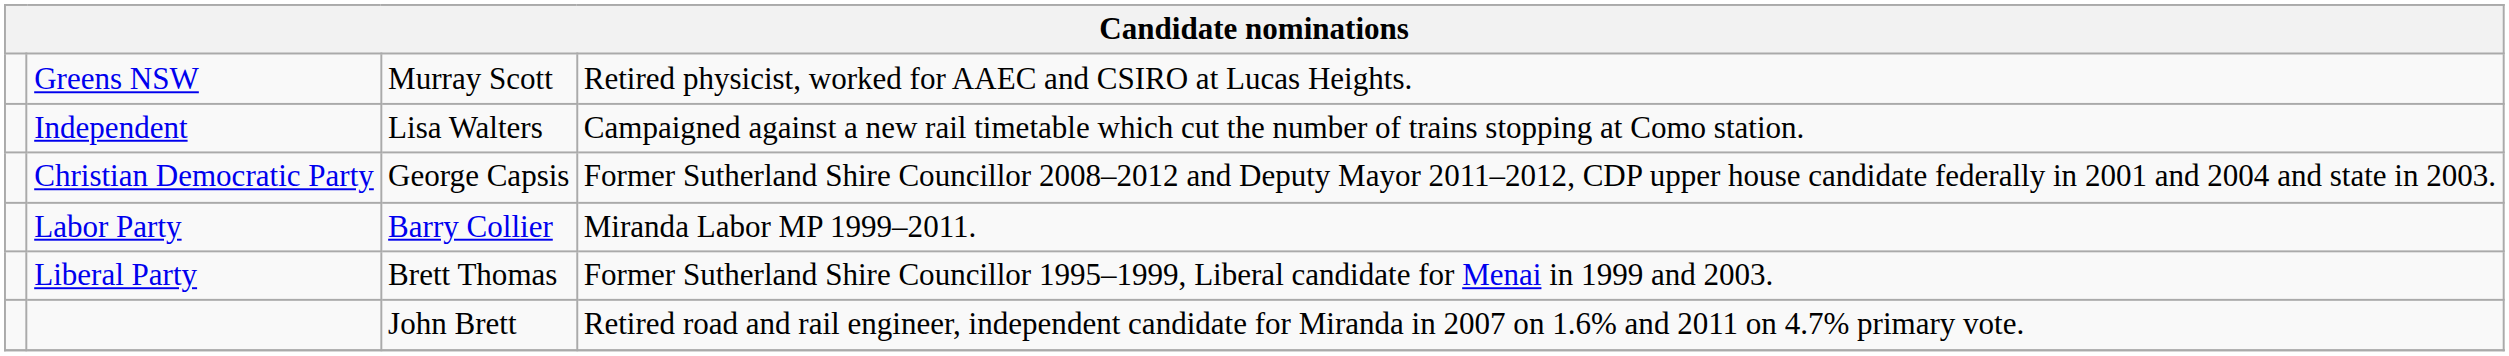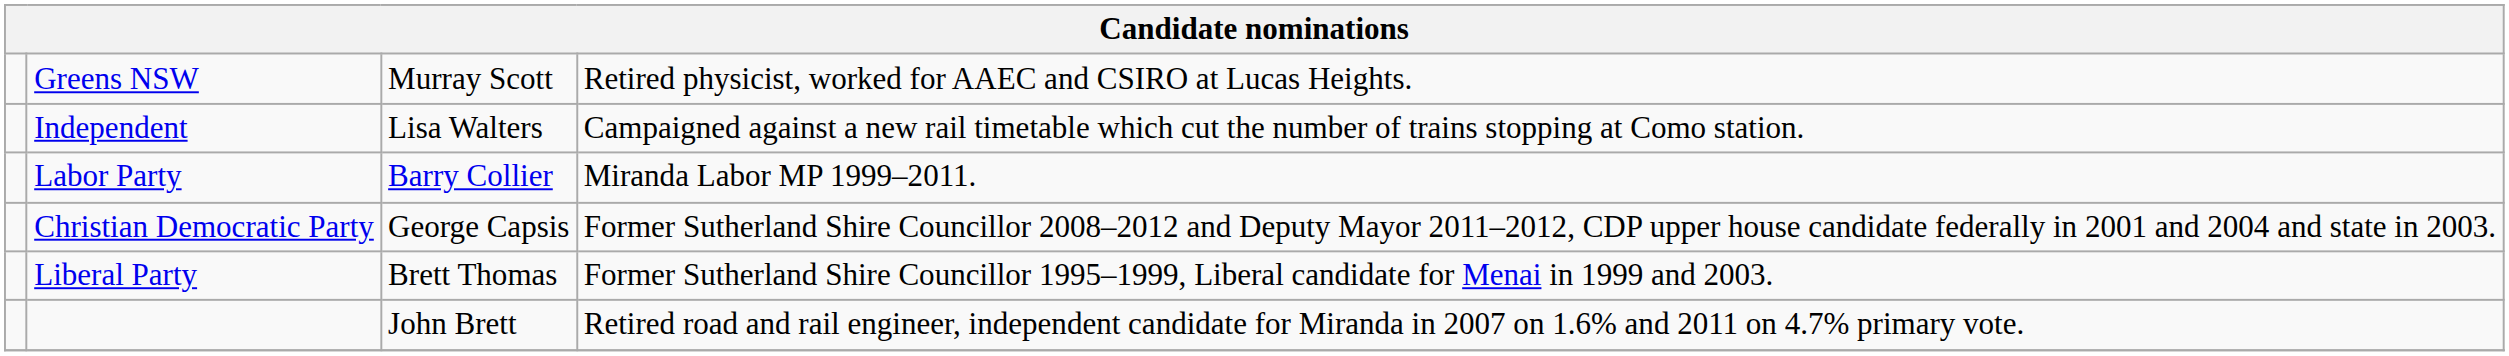rows swapped: (108, 226) <-> (204, 176)
